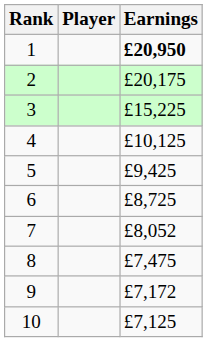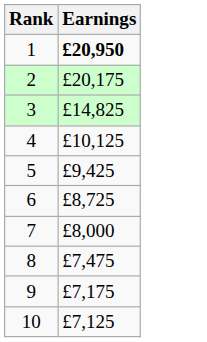- column: (89, 19)
(155, 110) £15,225 -> (93, 110) £14,825
(150, 230) £8,052 -> (88, 230) £8,000
(150, 291) £7,172 -> (88, 291) £7,175
